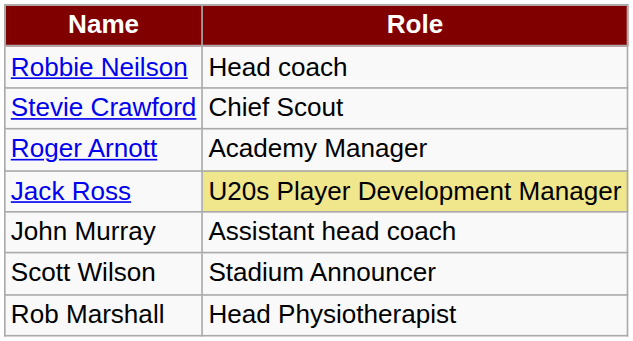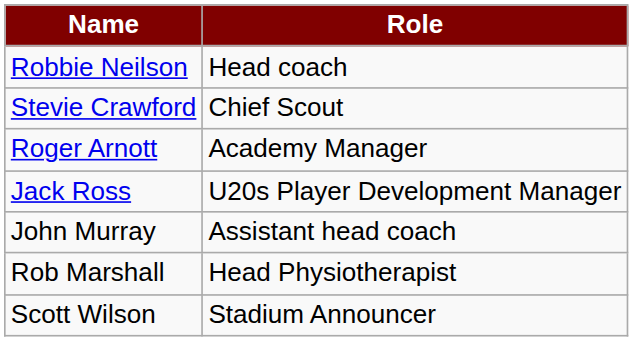(415, 190) khaki background -> (415, 190) no background
rows swapped: (88, 314) <-> (83, 273)
